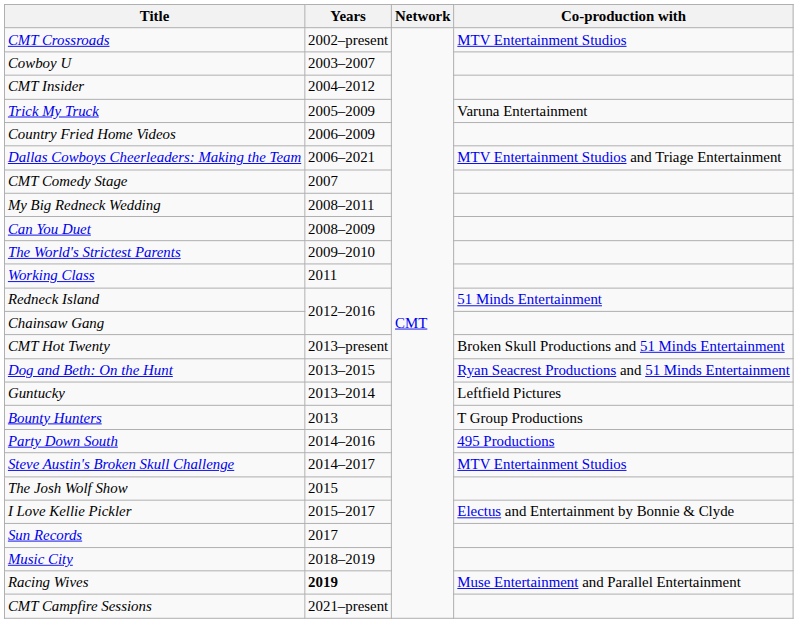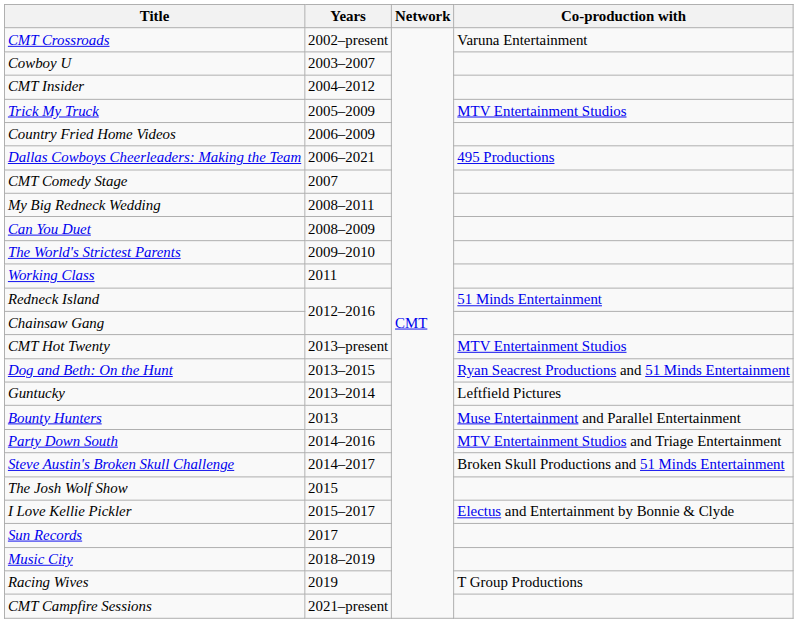(542, 39) MTV Entertainment Studios -> (522, 39) Varuna Entertainment
(522, 110) Varuna Entertainment -> (542, 110) MTV Entertainment Studios
(619, 157) MTV Entertainment Studios and Triage Entertainment -> (506, 157) 495 Productions
(621, 346) Broken Skull Productions and 51 Minds Entertainment -> (542, 346) MTV Entertainment Studios
(520, 417) T Group Productions -> (599, 417) Muse Entertainment and Parallel Entertainment
(506, 441) 495 Productions -> (619, 441) MTV Entertainment Studios and Triage Entertainment
(542, 464) MTV Entertainment Studios -> (621, 464) Broken Skull Productions and 51 Minds Entertainment
(323, 582) bold -> (323, 582) normal
(599, 582) Muse Entertainment and Parallel Entertainment -> (520, 582) T Group Productions
